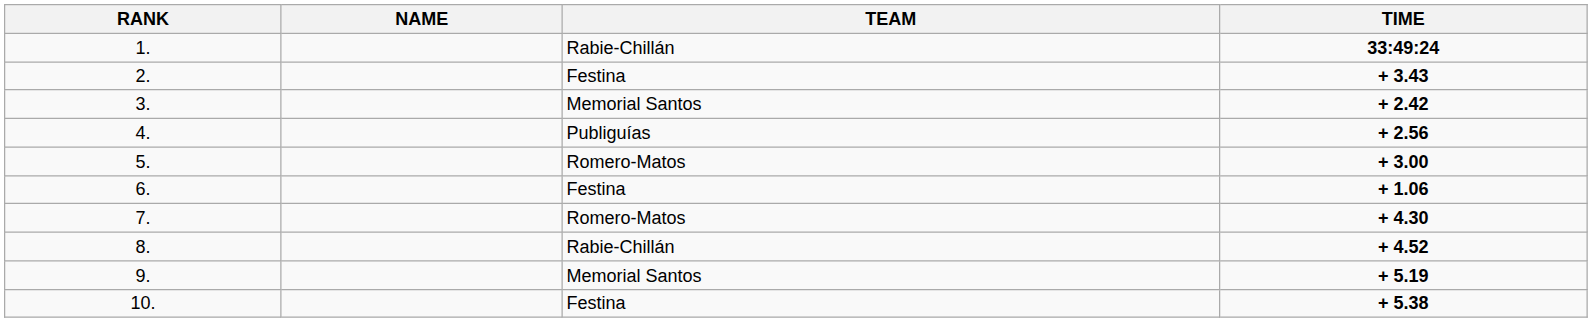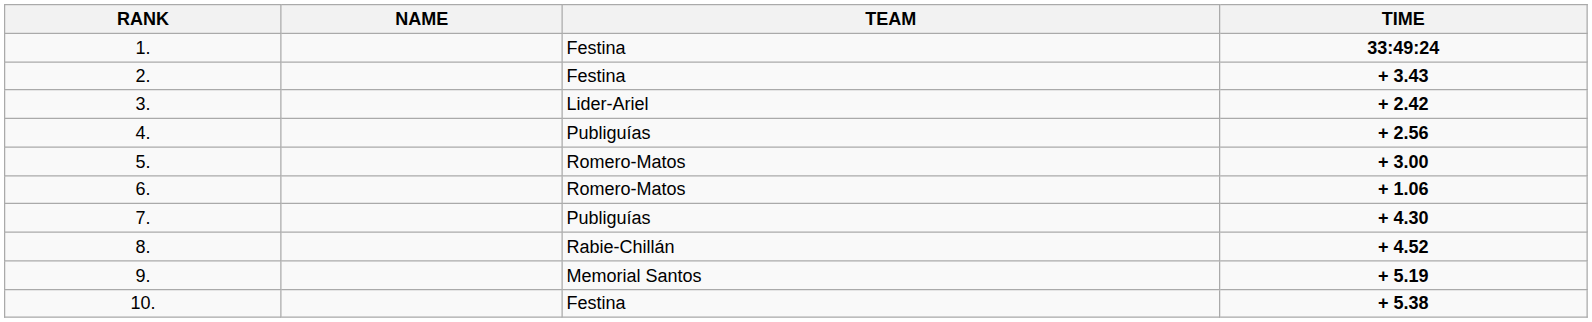(621, 48) Rabie-Chillán -> (596, 48) Festina
(634, 105) Memorial Santos -> (608, 105) Lider-Ariel
(596, 190) Festina -> (626, 190) Romero-Matos
(626, 218) Romero-Matos -> (609, 218) Publiguías
